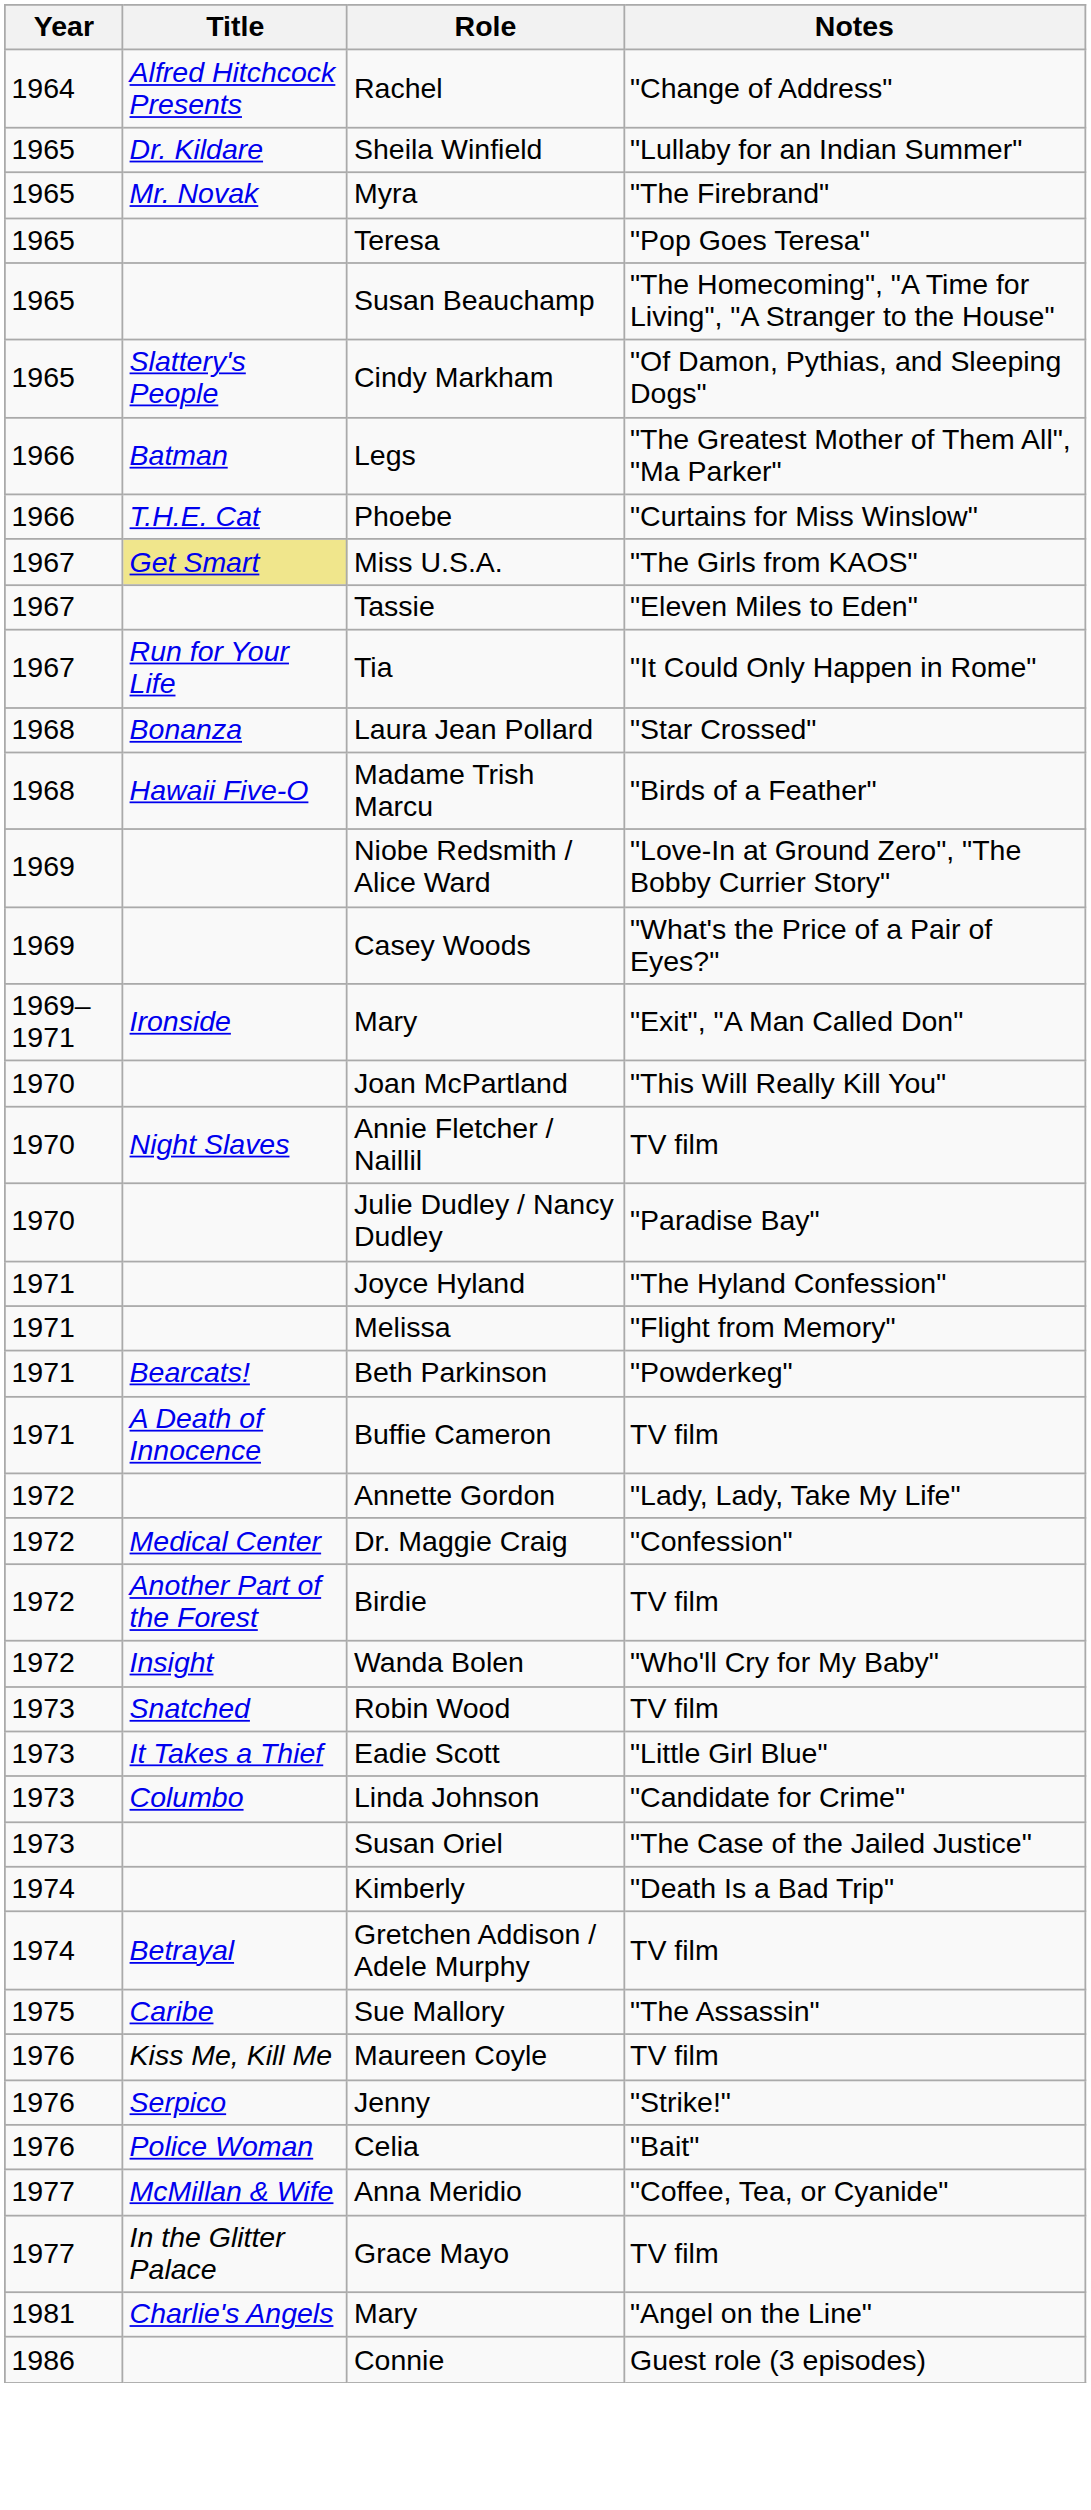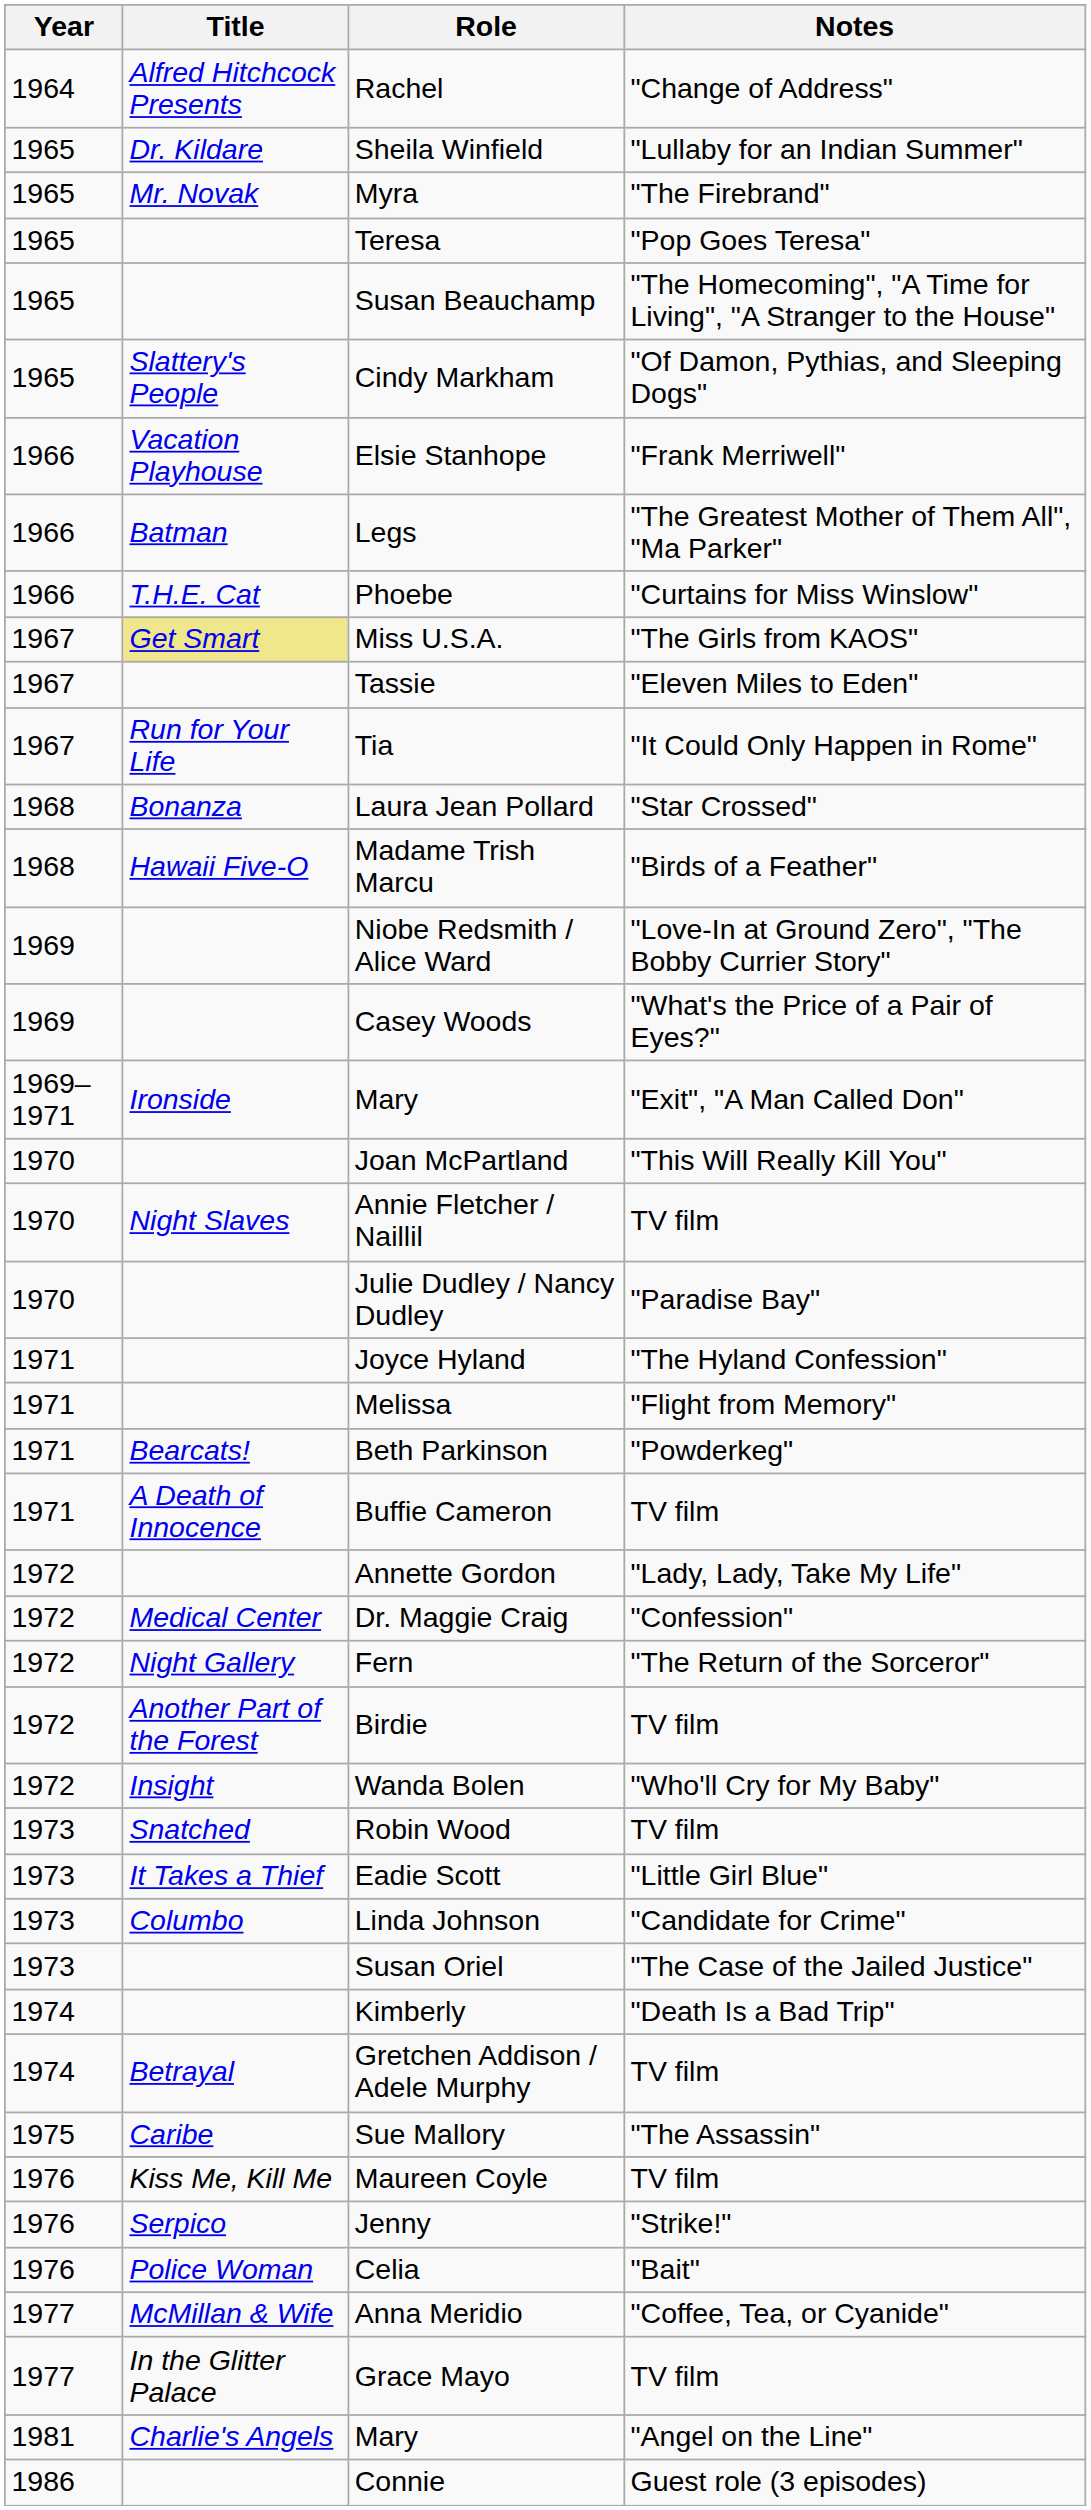+ row: (451, 455)
+ row: (384, 1663)
